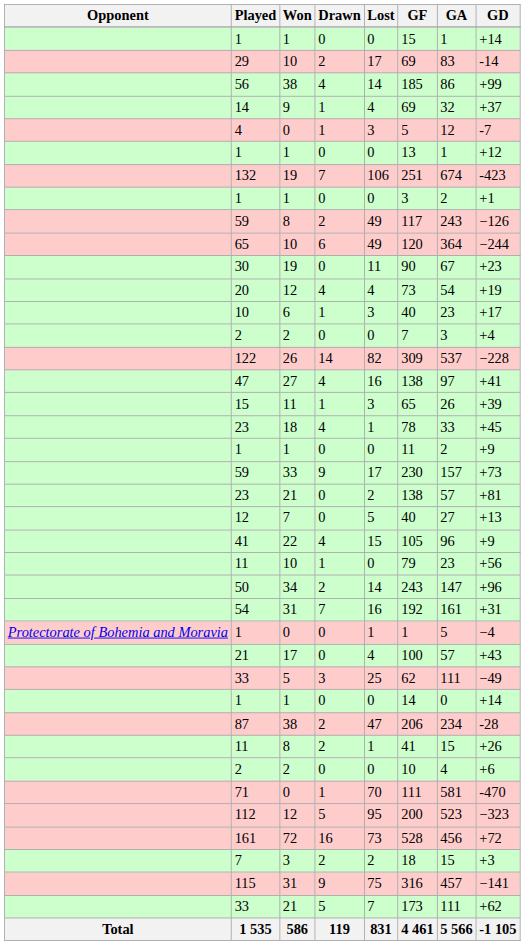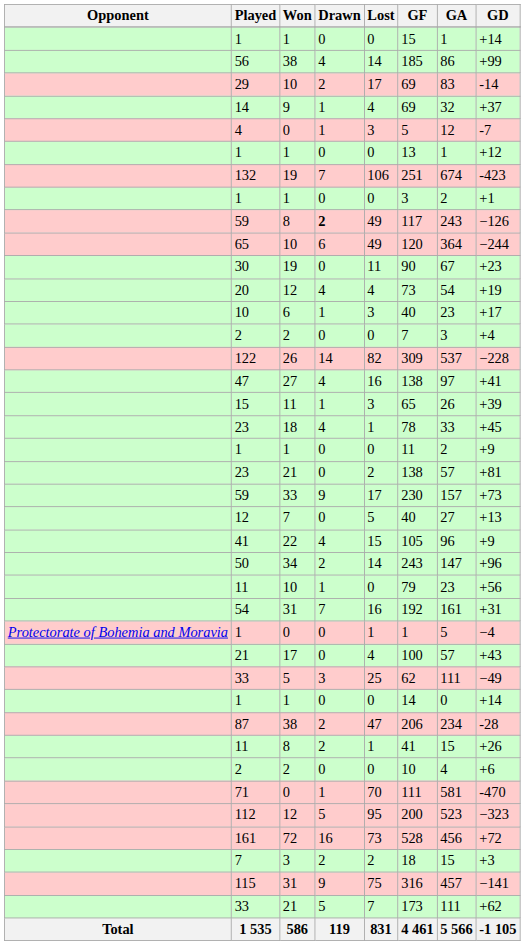rows swapped: (242, 84) <-> (242, 61)
(322, 221) normal -> (322, 221) bold
rows swapped: (242, 472) <-> (242, 495)
rows swapped: (242, 564) <-> (242, 586)
